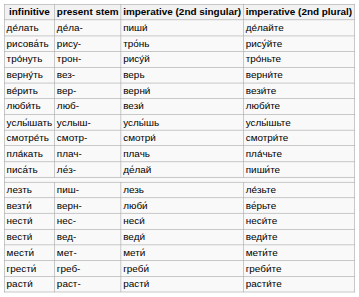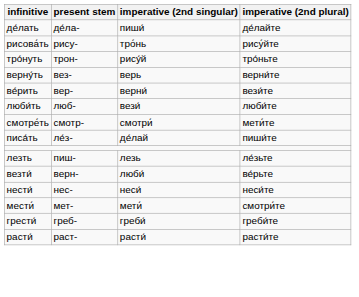- row: (29, 122)
(267, 138) смотри́те -> (258, 122) мети́те
- row: (25, 153)
- row: (19, 237)
(262, 252) мети́те -> (264, 205) смотри́те
